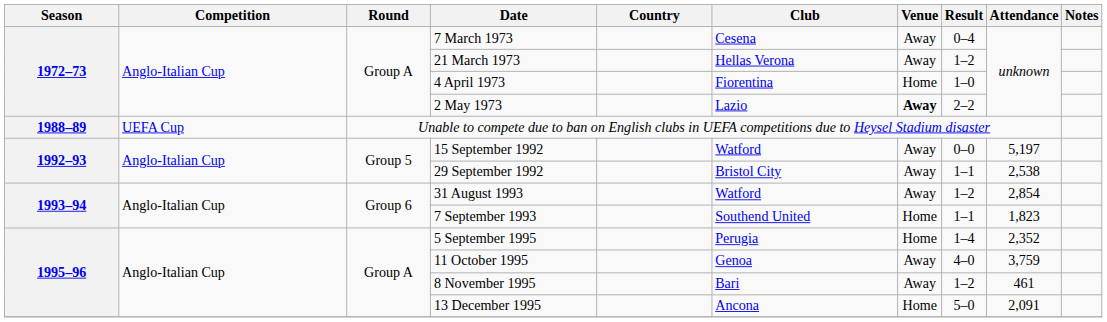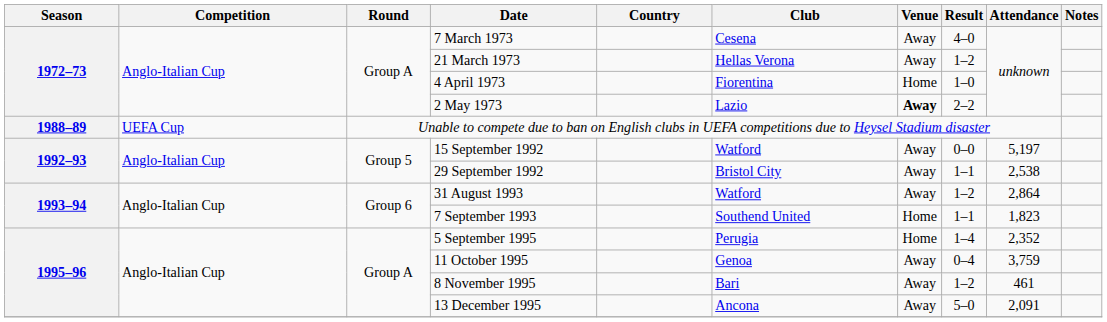(964, 37) 0–4 -> (964, 37) 4–0
(1024, 194) 2,854 -> (1024, 194) 2,864
(964, 261) 4–0 -> (964, 261) 0–4
(920, 305) Home -> (920, 305) Away
